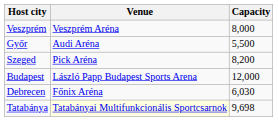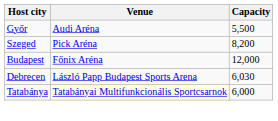- row: (27, 28)
(125, 76) László Papp Budapest Sports Arena -> (78, 60) Főnix Aréna
(78, 92) Főnix Aréna -> (125, 76) László Papp Budapest Sports Arena
(243, 108) 9,698 -> (243, 92) 6,000
